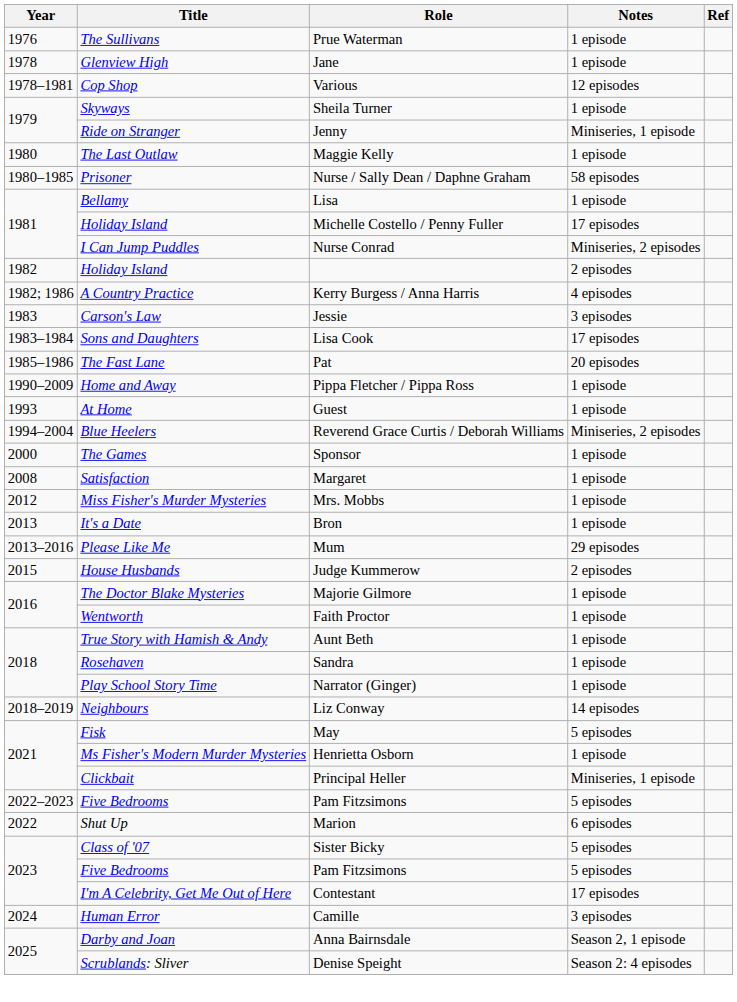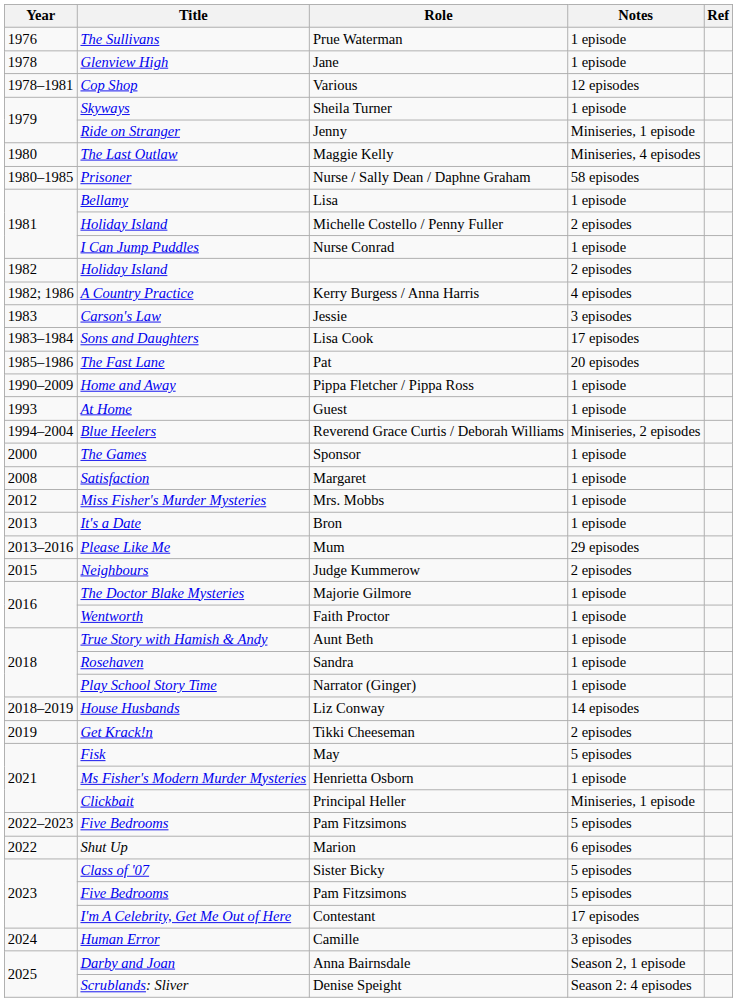(598, 154) 1 episode -> (636, 154) Miniseries, 4 episodes
(605, 223) 17 episodes -> (601, 223) 2 episodes
(636, 246) Miniseries, 2 episodes -> (598, 246) 1 episode
(130, 570) House Husbands -> (114, 570) Neighbours
(114, 708) Neighbours -> (130, 708) House Husbands
+ row: (22, 731)
